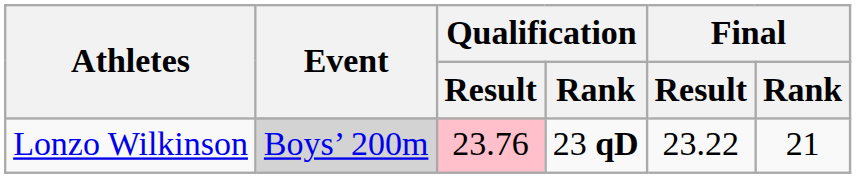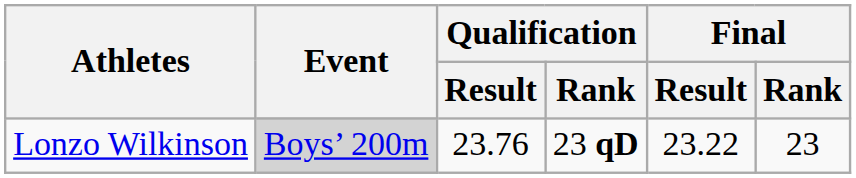(491, 145) pink background -> (491, 145) no background
(803, 145) 21 -> (803, 145) 23
